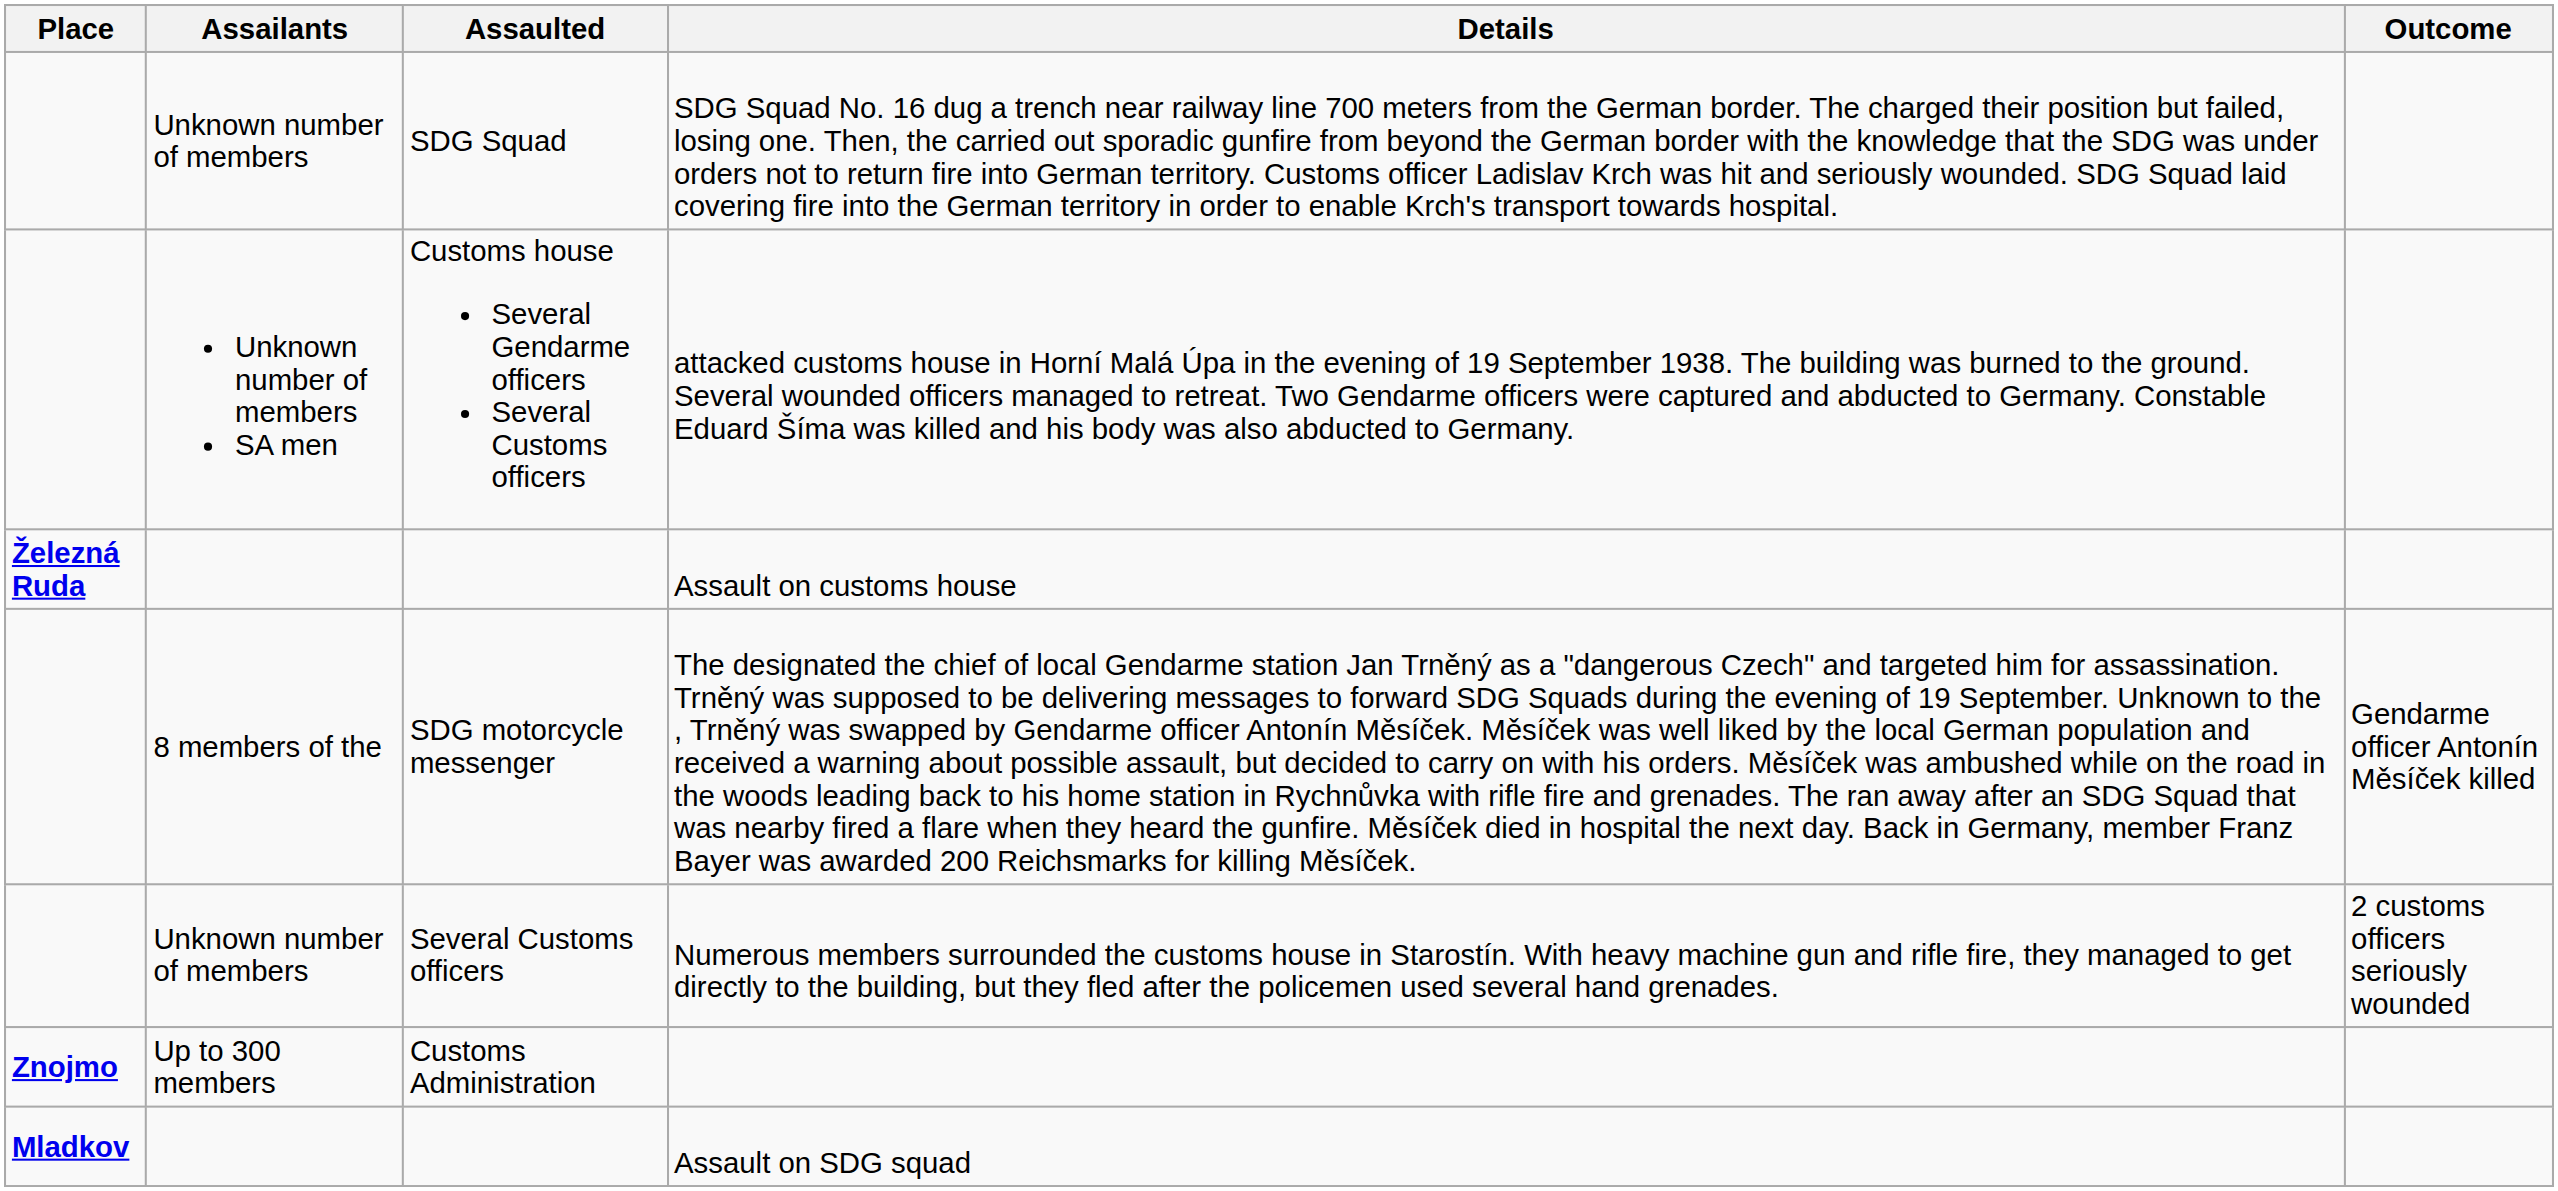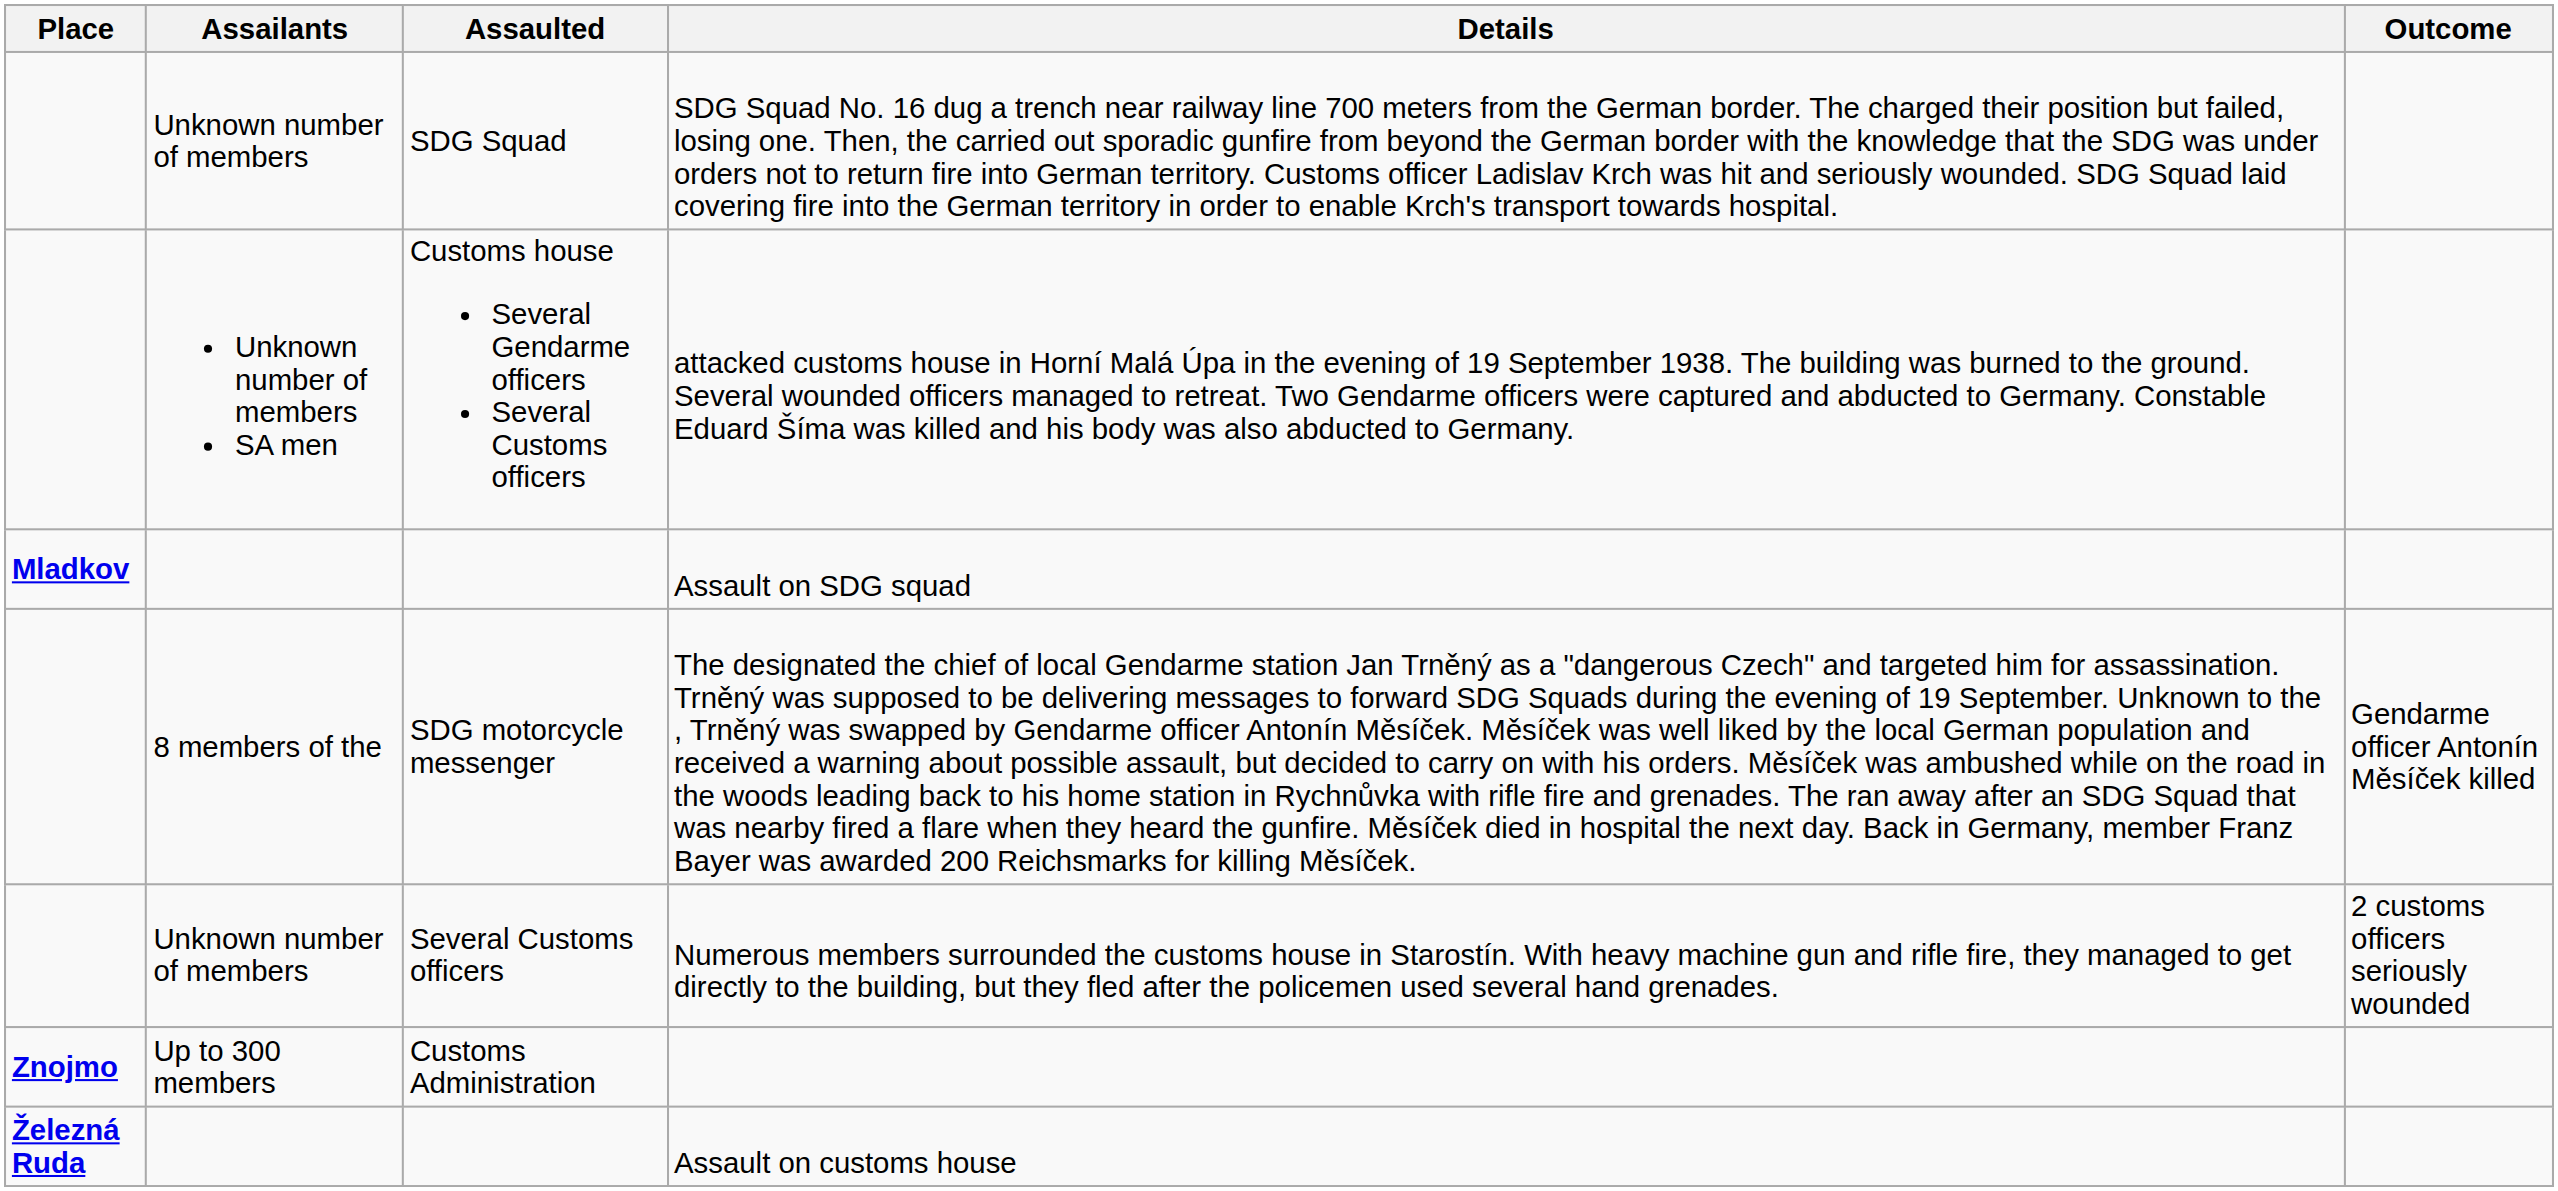rows swapped: (535, 1147) <-> (535, 569)
